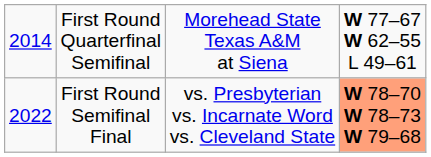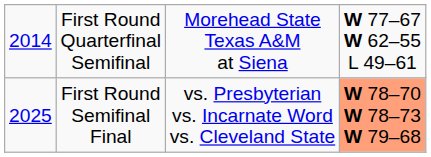(30, 114) 2022 -> (30, 114) 2025
